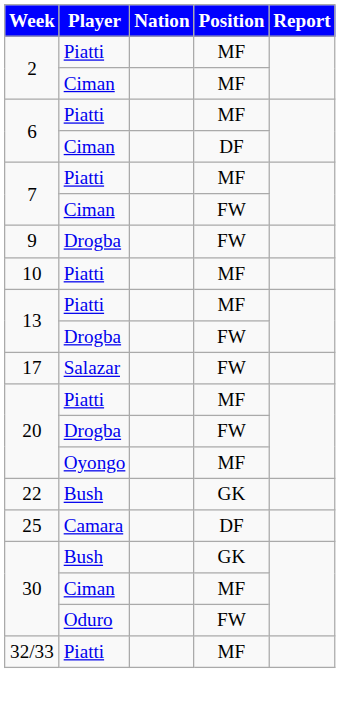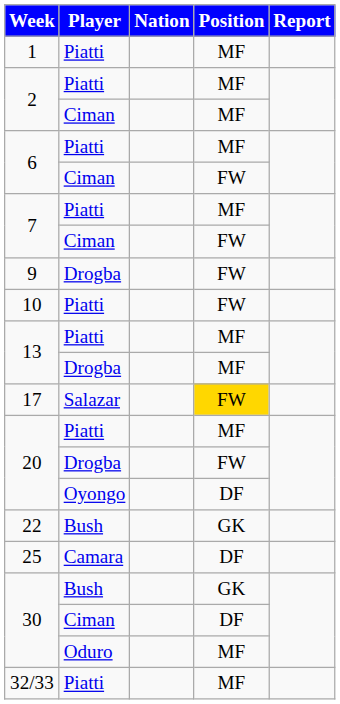+ row: (32, 52)
(231, 146) DF -> (231, 178) FW
(231, 273) MF -> (231, 304) FW
(231, 336) FW -> (231, 367) MF
(231, 367) no background -> (231, 399) gold background
(231, 462) MF -> (231, 494) DF
(231, 588) MF -> (231, 620) DF
(231, 620) FW -> (231, 652) MF
